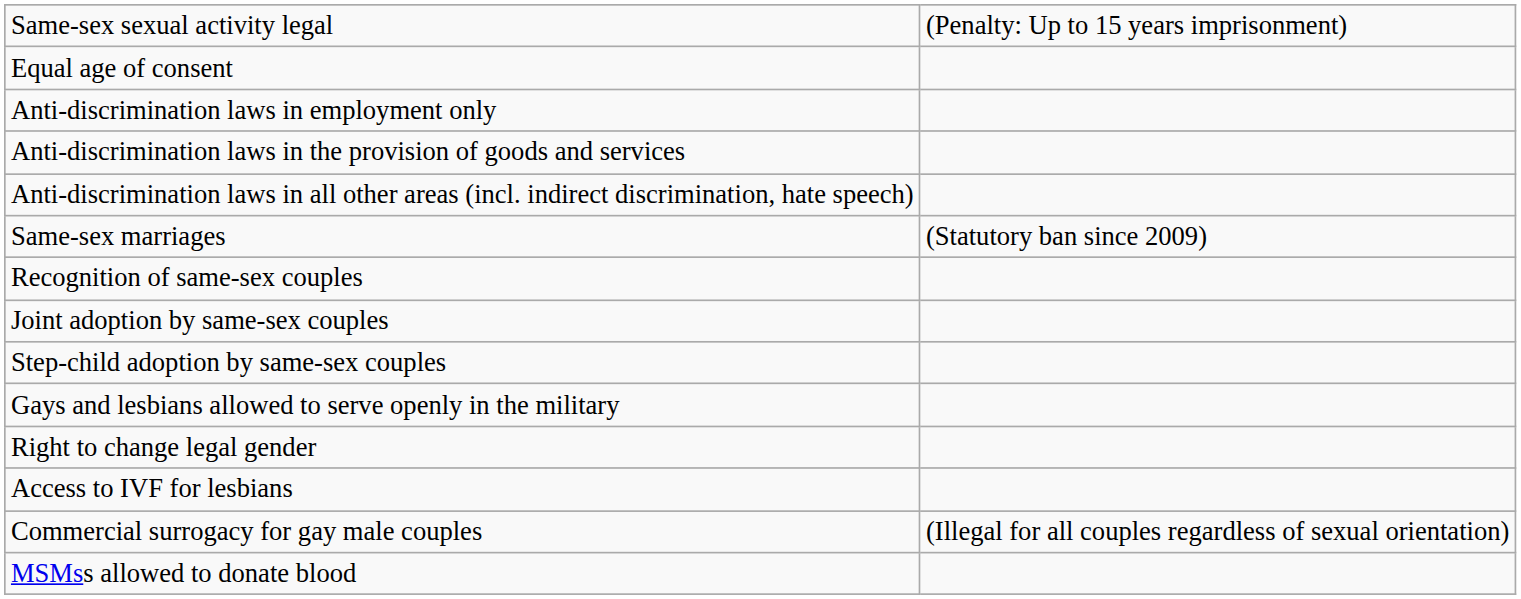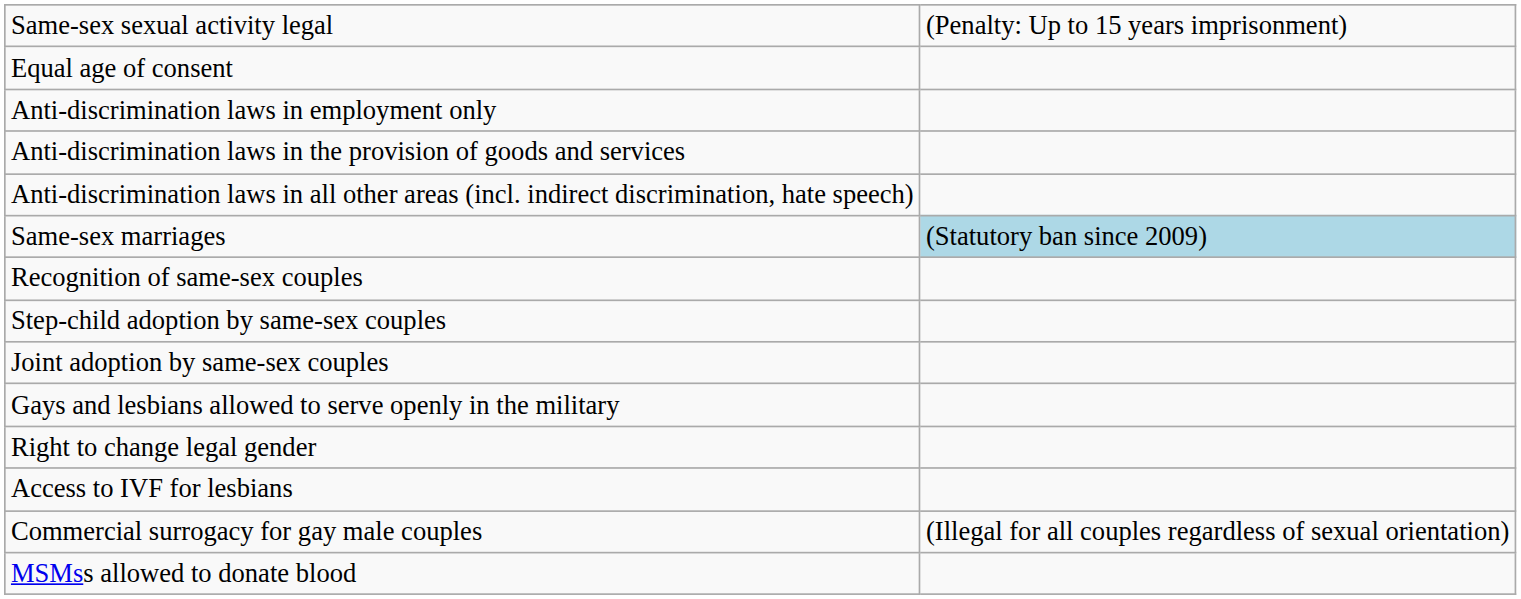(1066, 236) no background -> (1066, 236) lightblue background
rows swapped: (229, 362) <-> (200, 320)
